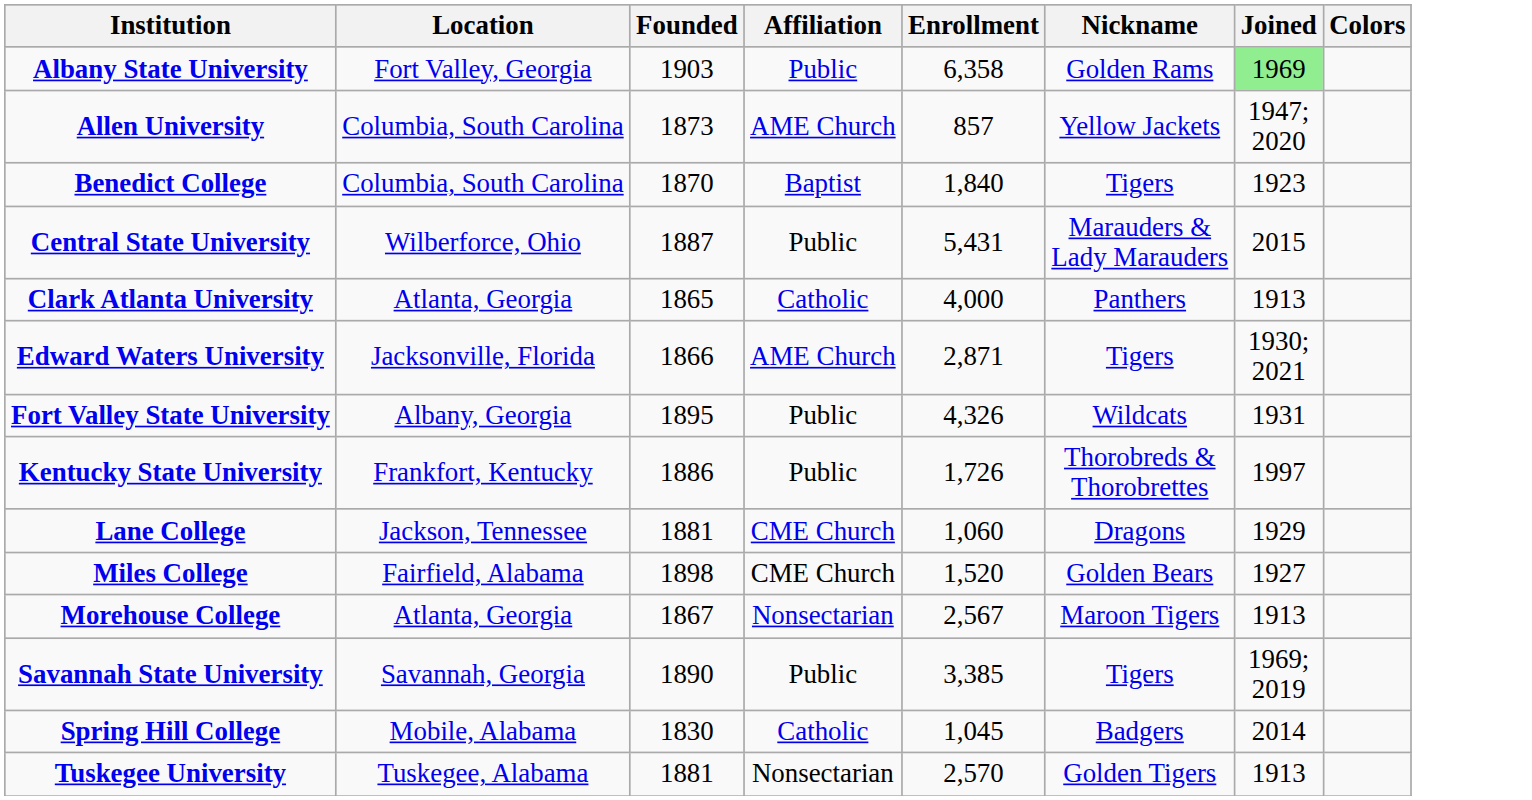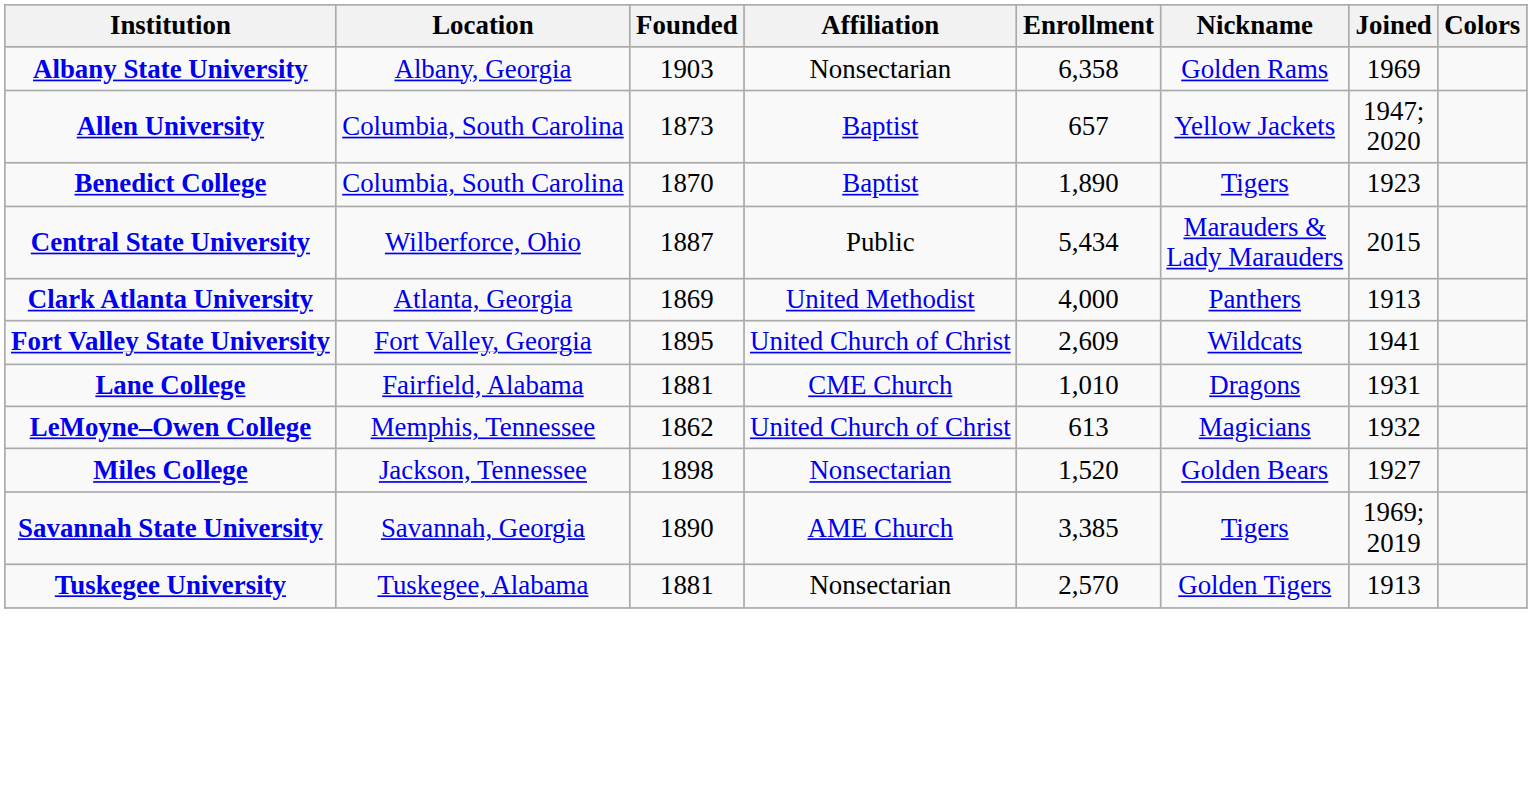(483, 68) Fort Valley, Georgia -> (483, 68) Albany, Georgia
(823, 68) Public -> (880, 68) Nonsectarian
(1279, 68) lightgreen background -> (1394, 68) no background
(823, 126) AME Church -> (880, 126) Baptist
(973, 126) 857 -> (1088, 126) 657
(973, 183) 1,840 -> (1088, 183) 1,890
(973, 241) 5,431 -> (1088, 241) 5,434
(687, 299) 1865 -> (687, 299) 1869
(823, 299) Catholic -> (880, 299) United Methodist
- row: (170, 357)
(483, 414) Albany, Georgia -> (483, 342) Fort Valley, Georgia
(823, 414) Public -> (880, 342) United Church of Christ
(973, 414) 4,326 -> (1088, 342) 2,609
(1279, 414) 1931 -> (1394, 342) 1941
- row: (170, 472)
(483, 530) Jackson, Tennessee -> (483, 384) Fairfield, Alabama
(973, 530) 1,060 -> (1088, 384) 1,010
(1279, 530) 1929 -> (1394, 384) 1931
+ row: (170, 427)
(483, 573) Fairfield, Alabama -> (483, 469) Jackson, Tennessee
(823, 573) CME Church -> (880, 469) Nonsectarian
- row: (170, 615)
(823, 673) Public -> (880, 527) AME Church
- row: (170, 731)
